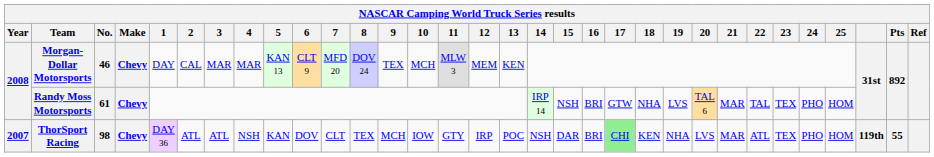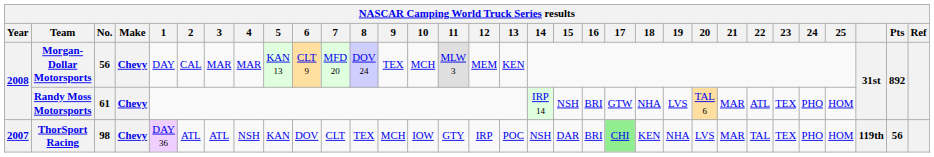(105, 64) 46 -> (105, 64) 56
(760, 103) TAL -> (760, 103) ATL
(760, 135) ATL -> (760, 135) TAL
(897, 135) 55 -> (897, 135) 56
